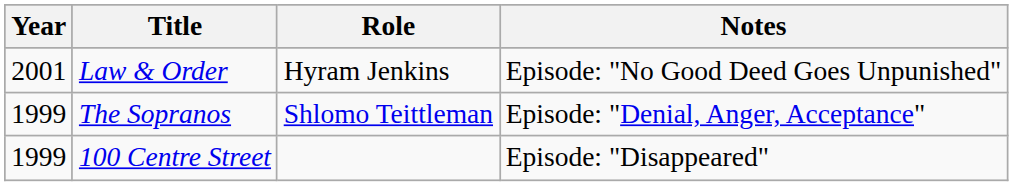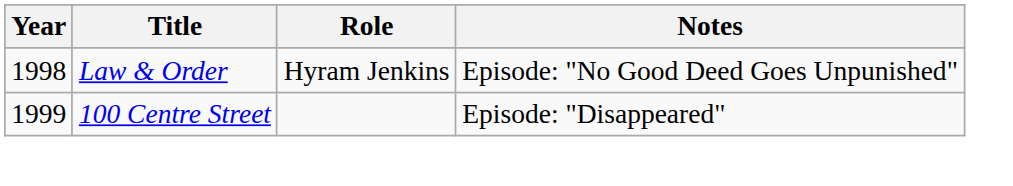(39, 69) 2001 -> (39, 69) 1998
- row: (155, 113)
